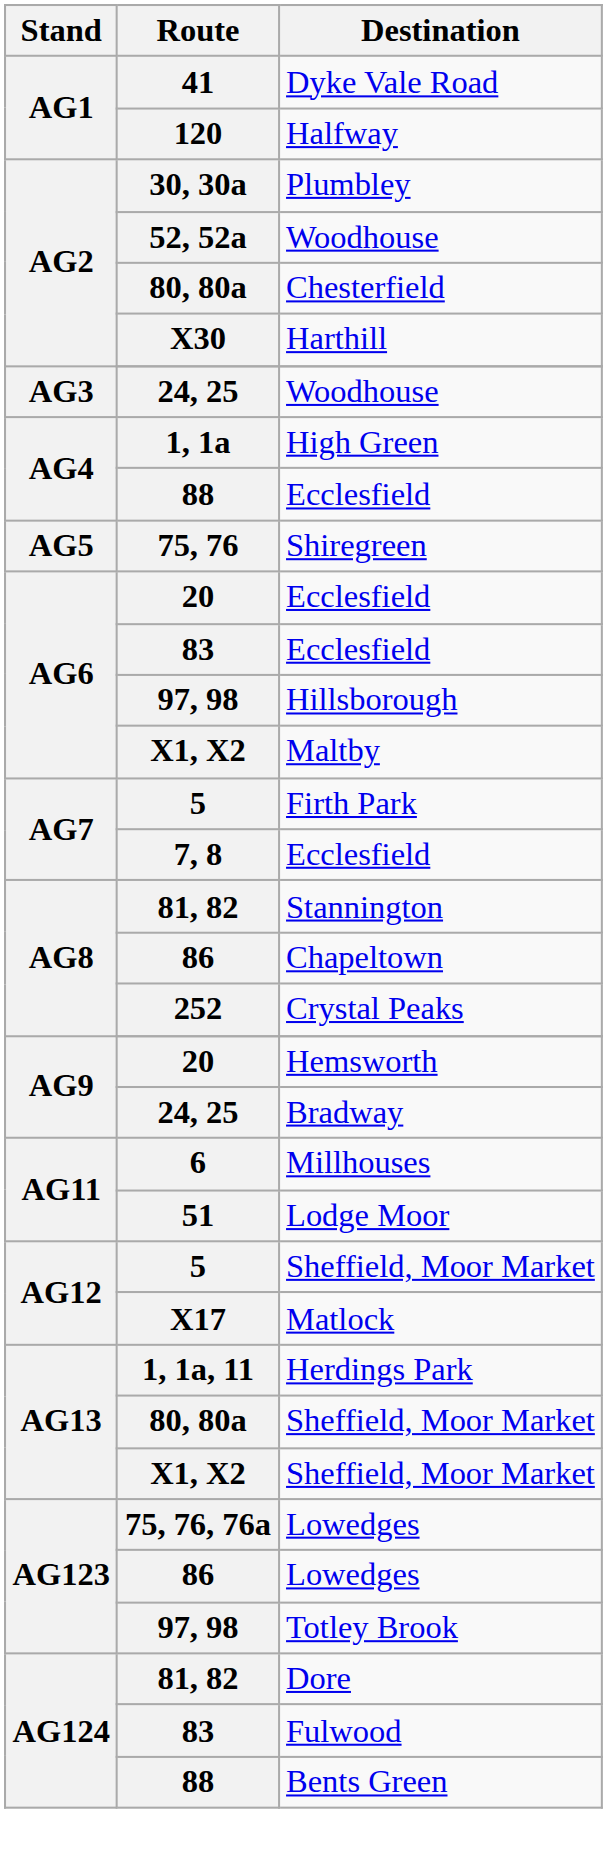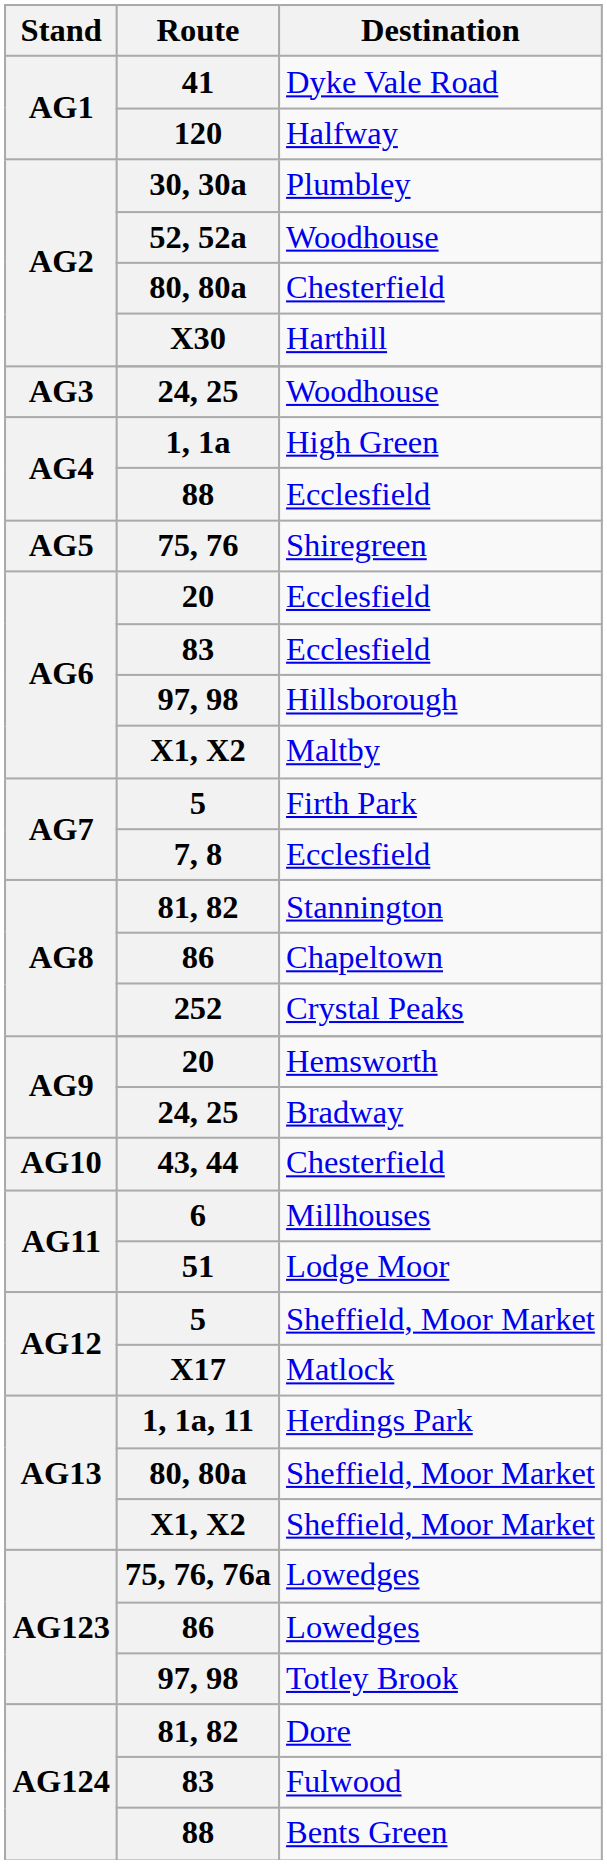+ row: (198, 1163)
